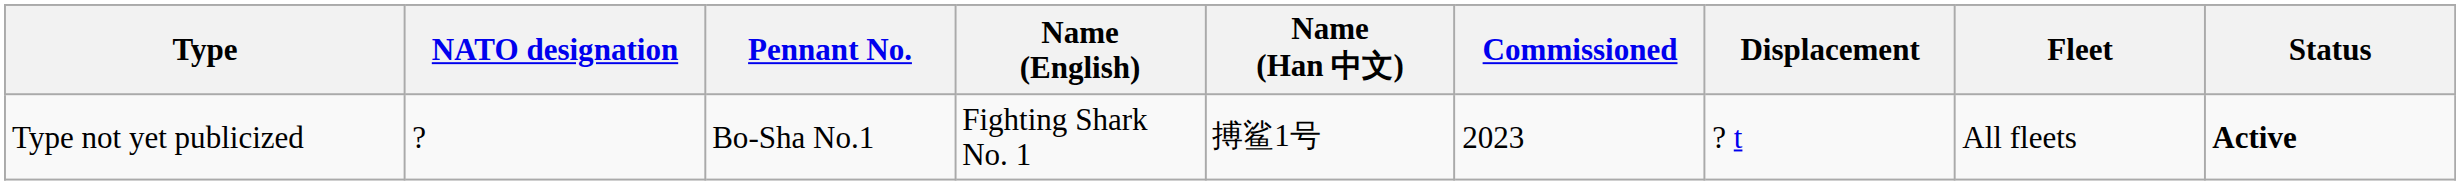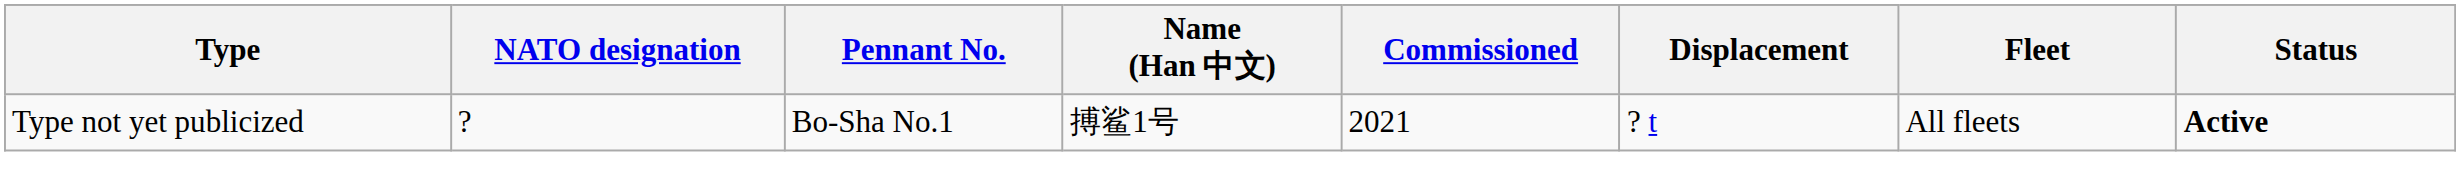- column: (1080, 49)
(1493, 136) 2023 -> (1380, 121) 2021
